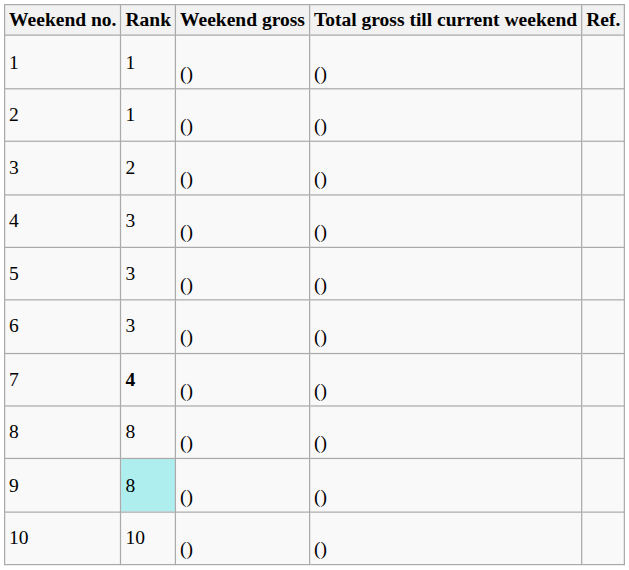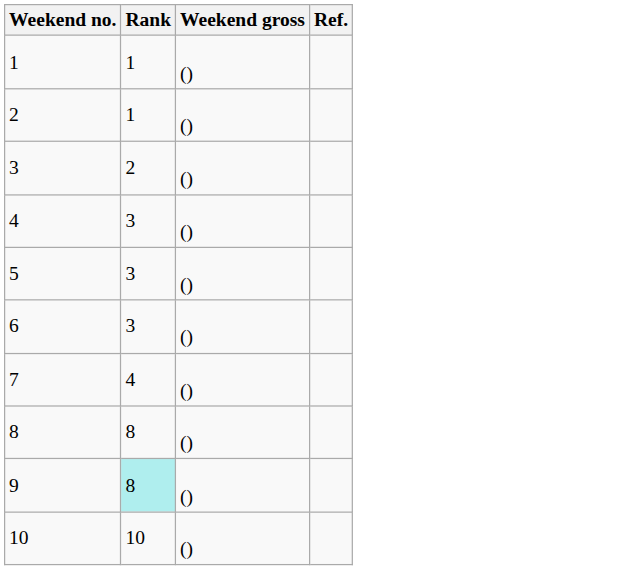- column: (446, 19)
(130, 379) bold -> (130, 379) normal
